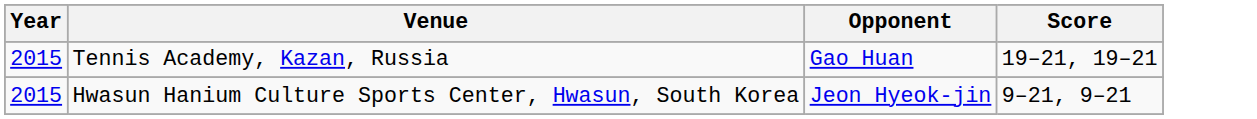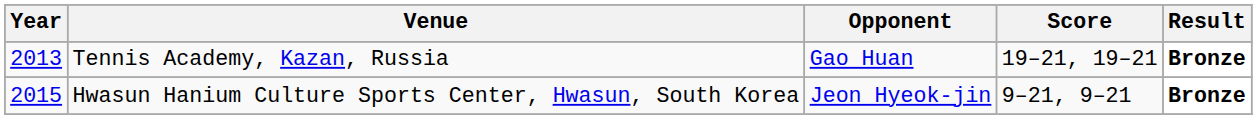+ column: (1207, 23)
(36, 59) 2015 -> (36, 59) 2013
